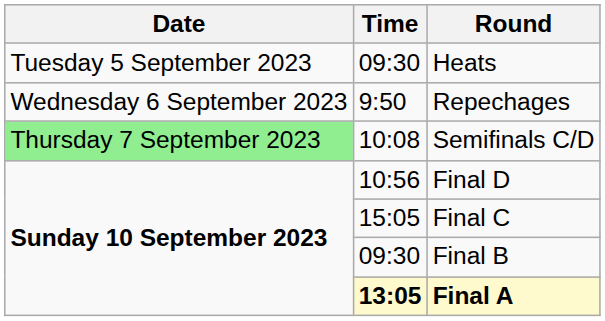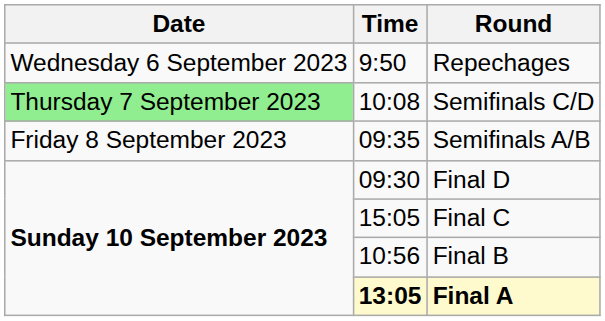- row: (465, 62)
+ row: (512, 140)
(389, 179) 10:56 -> (389, 179) 09:30
(389, 256) 09:30 -> (389, 256) 10:56
